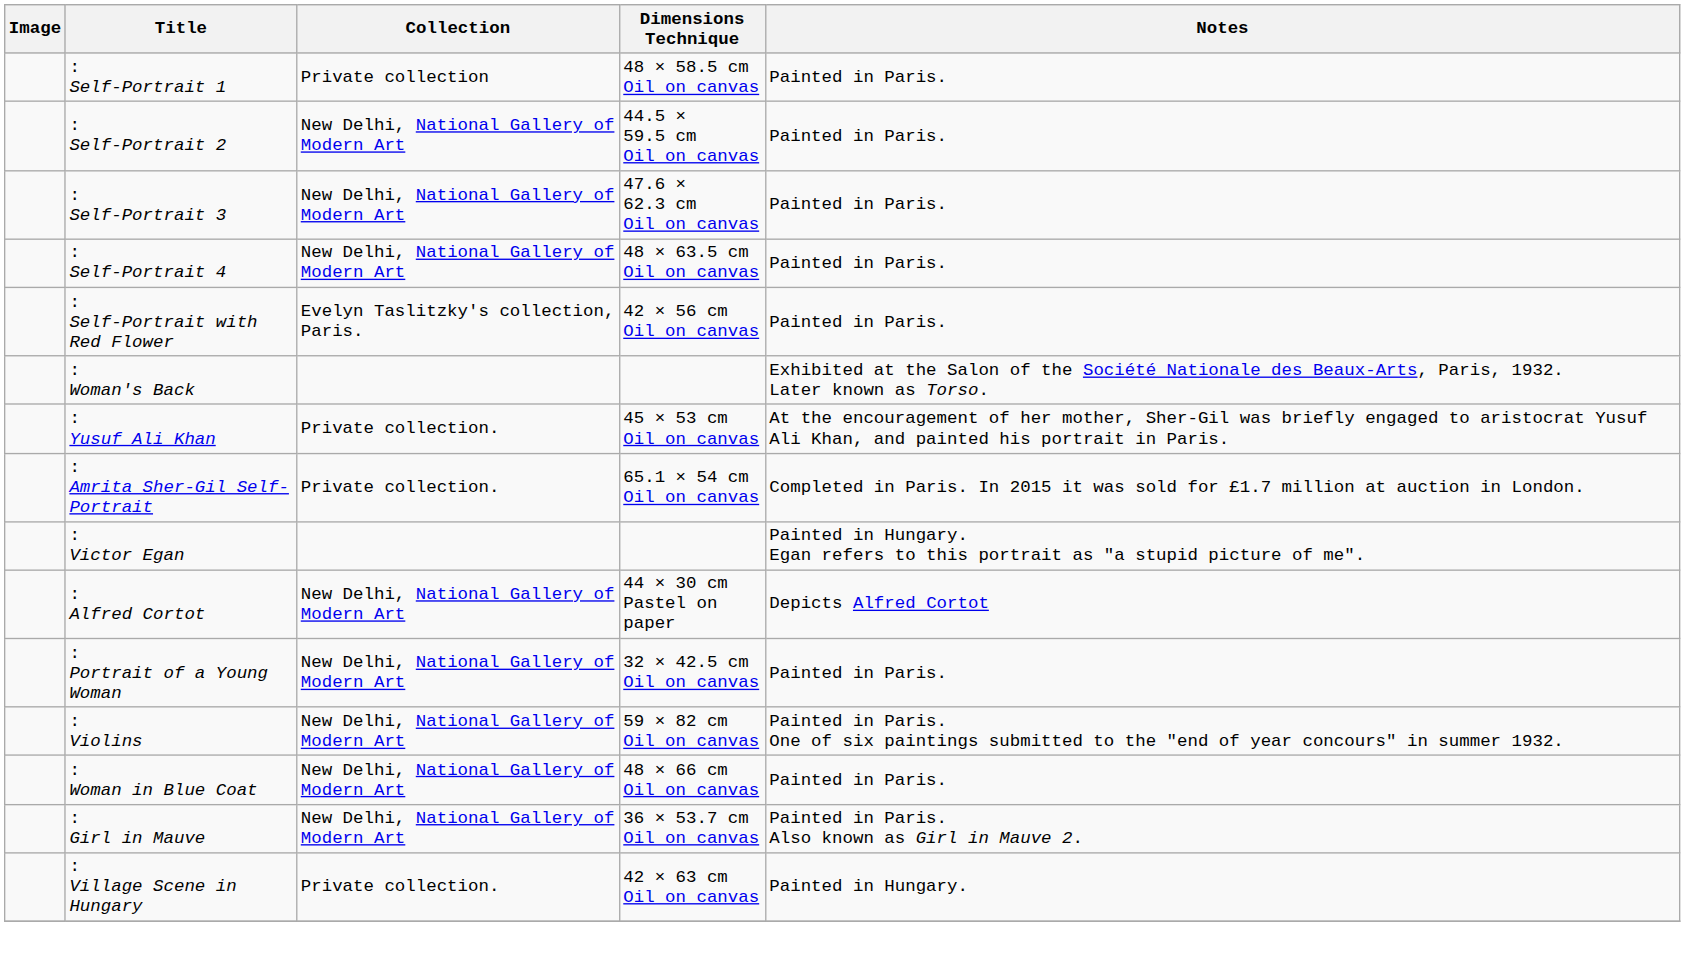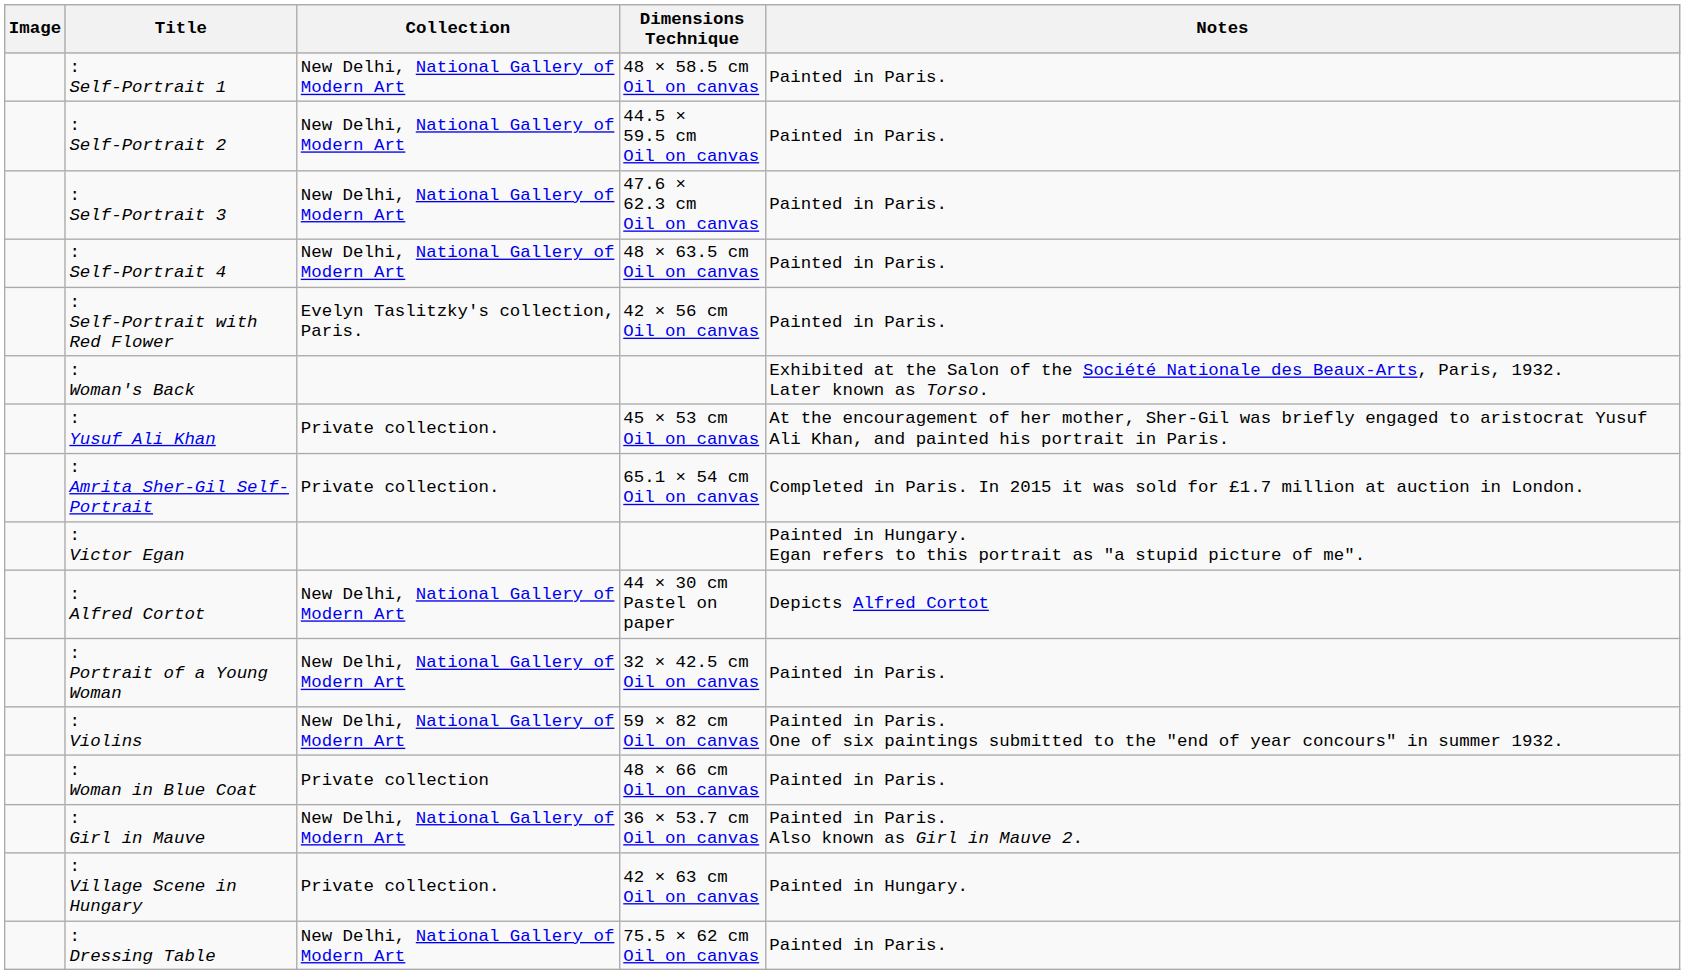(395, 77) Private collection -> (458, 77) New Delhi, National Gallery of Modern Art
(458, 780) New Delhi, National Gallery of Modern Art -> (395, 780) Private collection
+ row: (143, 945)
